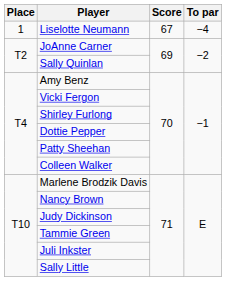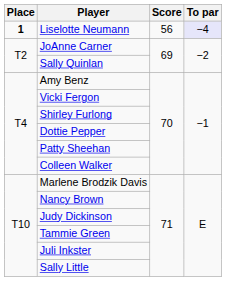(21, 30) normal -> (21, 30) bold
(167, 30) 67 -> (167, 30) 56
(203, 30) no background -> (203, 30) lavender background
